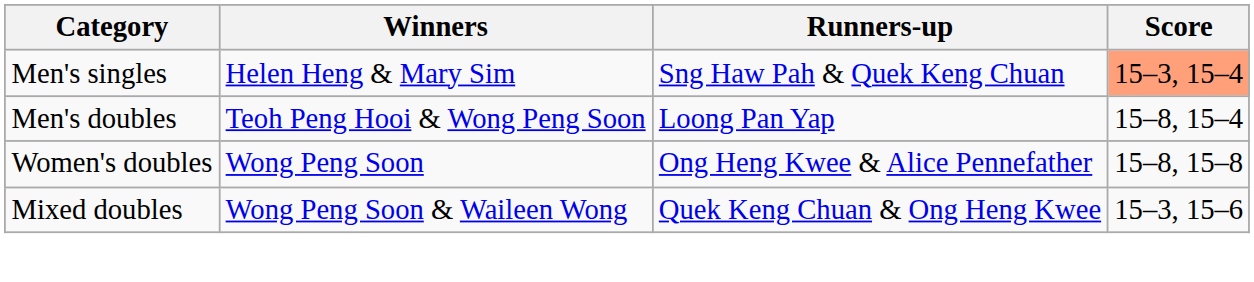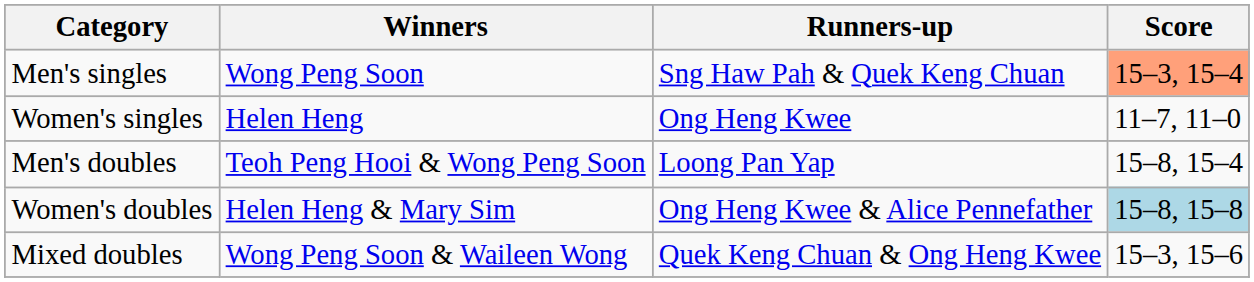(370, 72) Helen Heng & Mary Sim -> (325, 72) Wong Peng Soon
+ row: (107, 118)
(325, 163) Wong Peng Soon -> (370, 208) Helen Heng & Mary Sim
(1179, 163) no background -> (1179, 208) lightblue background
